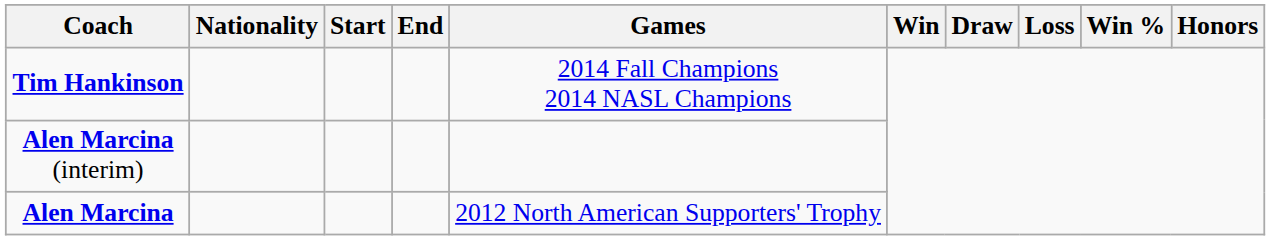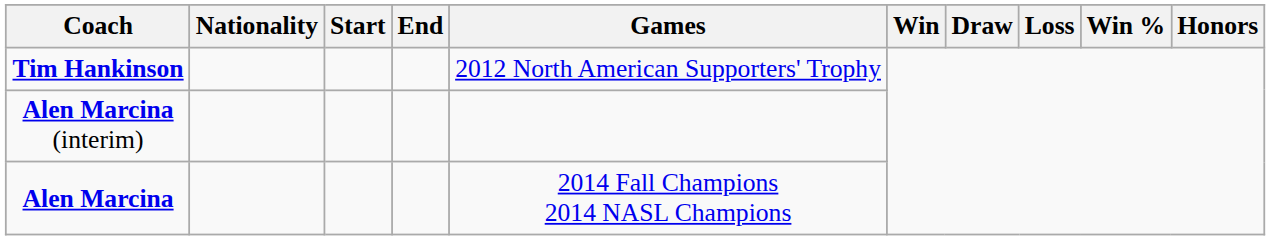(668, 83) 2014 Fall Champions 2014 NASL Champions -> (668, 68) 2012 North American Supporters' Trophy
(668, 213) 2012 North American Supporters' Trophy -> (668, 198) 2014 Fall Champions 2014 NASL Champions
